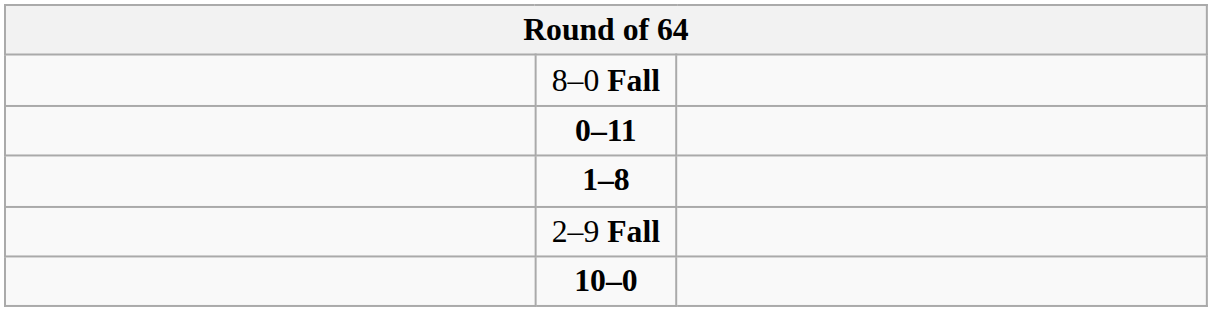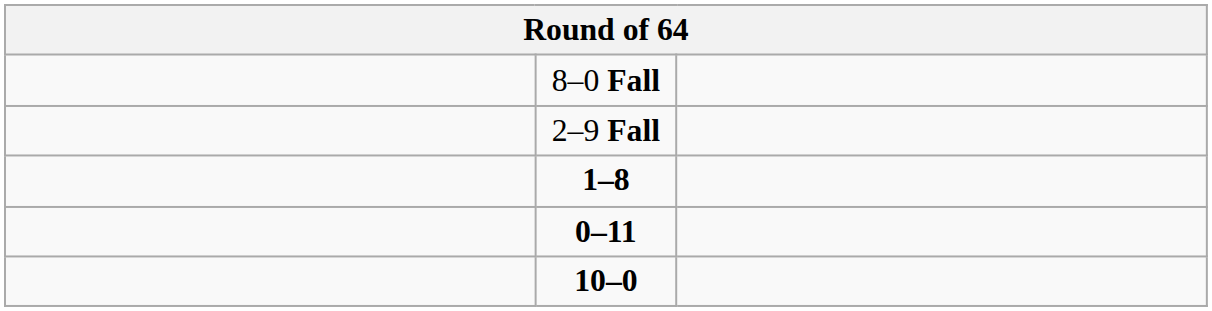rows swapped: (606, 130) <-> (606, 230)
